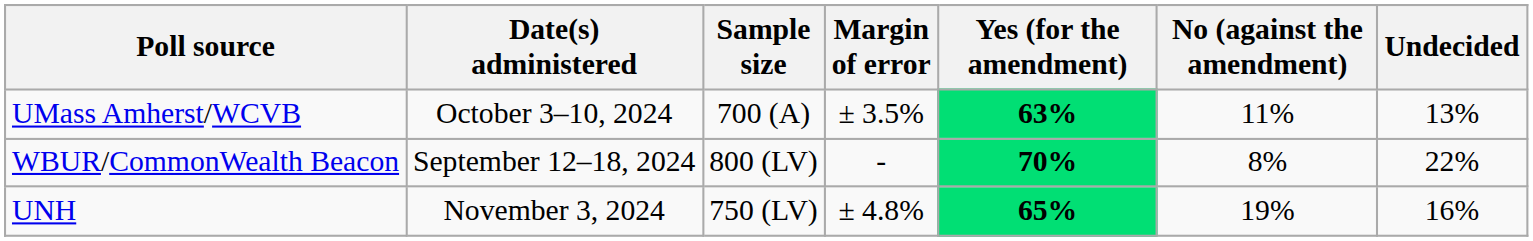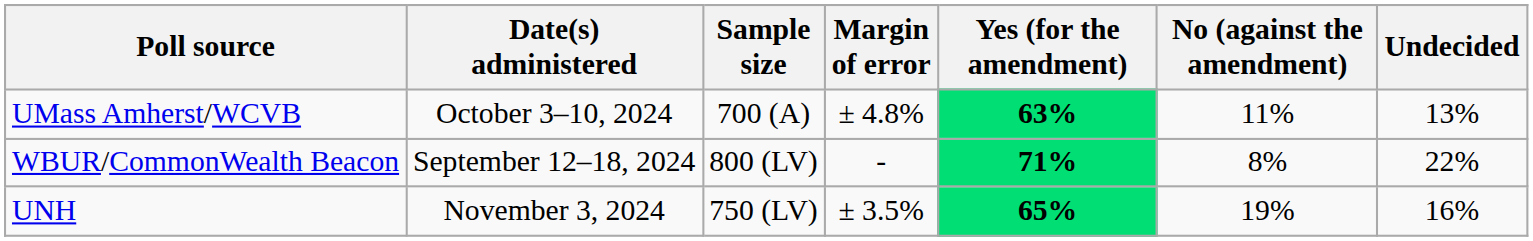(881, 113) ± 3.5% -> (881, 113) ± 4.8%
(1048, 162) 70% -> (1048, 162) 71%
(881, 211) ± 4.8% -> (881, 211) ± 3.5%
